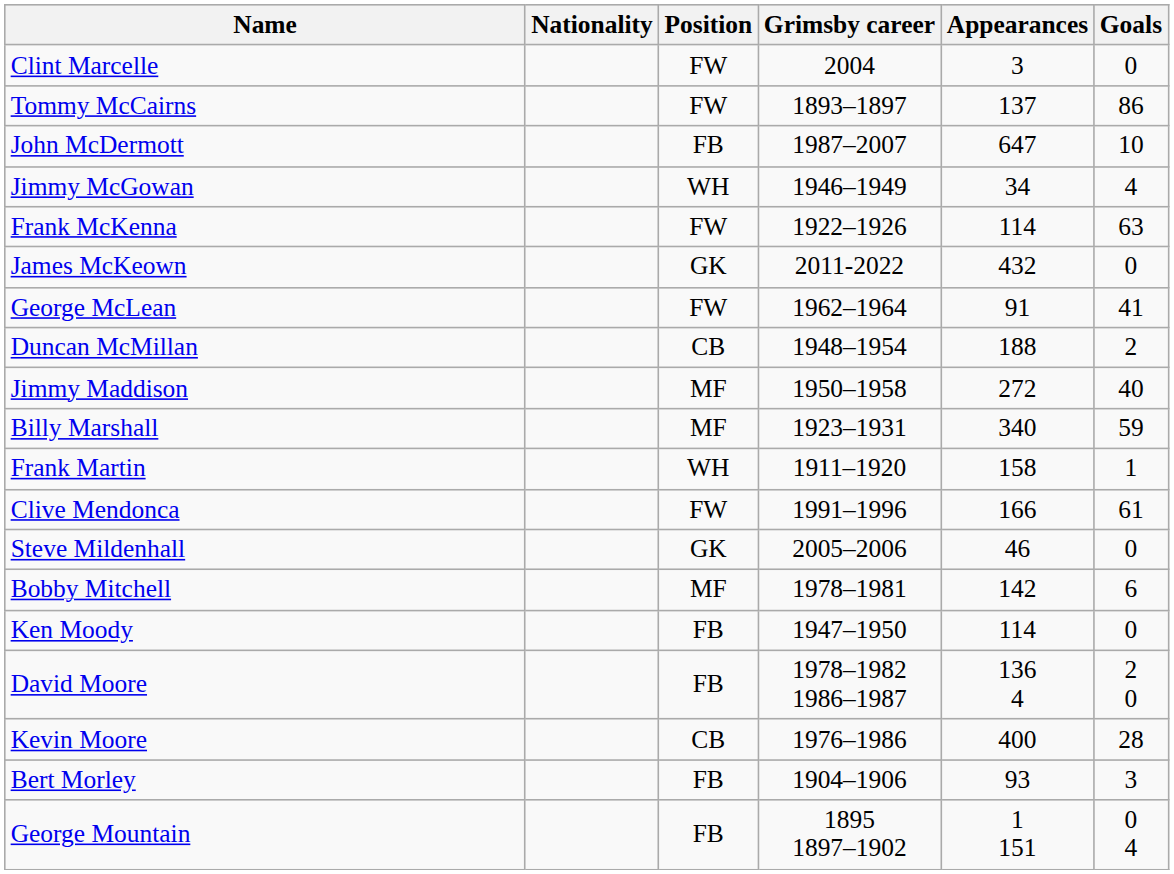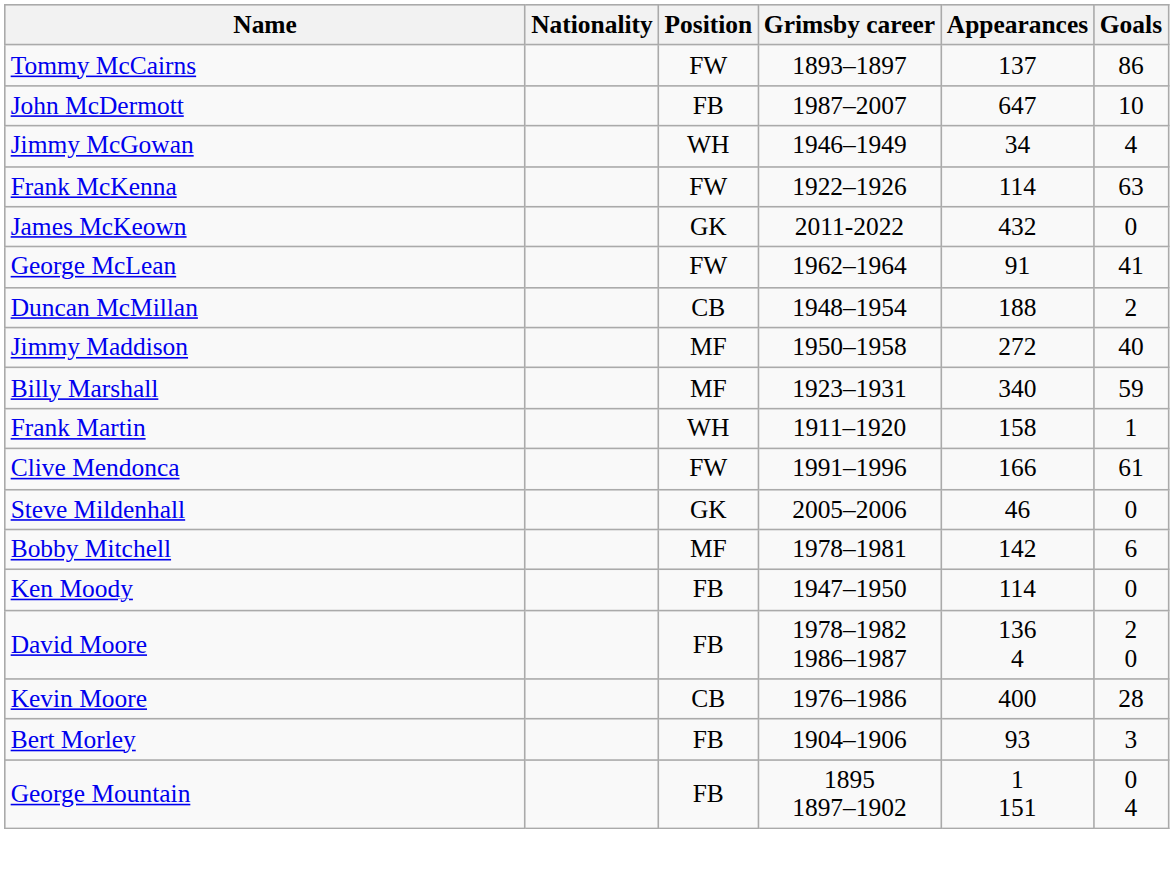- row: (84, 65)
